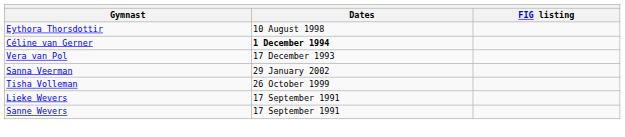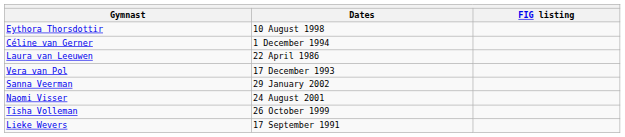(291, 43) bold -> (291, 43) normal
+ row: (50, 57)
+ row: (37, 98)
- row: (37, 112)
